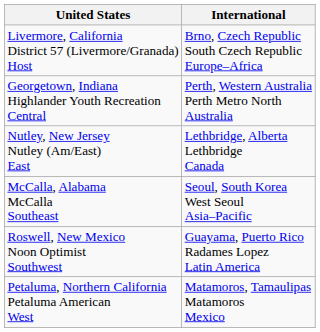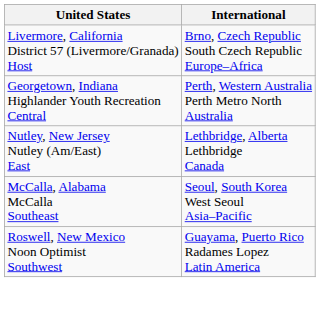- row: (87, 302)
